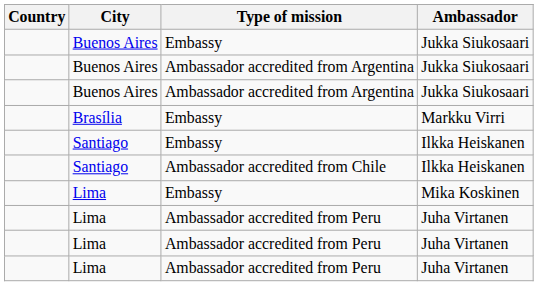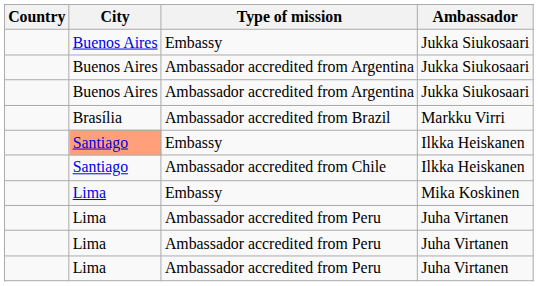- row: (193, 117)
+ row: (278, 117)
(100, 142) no background -> (100, 142) lightsalmon background
